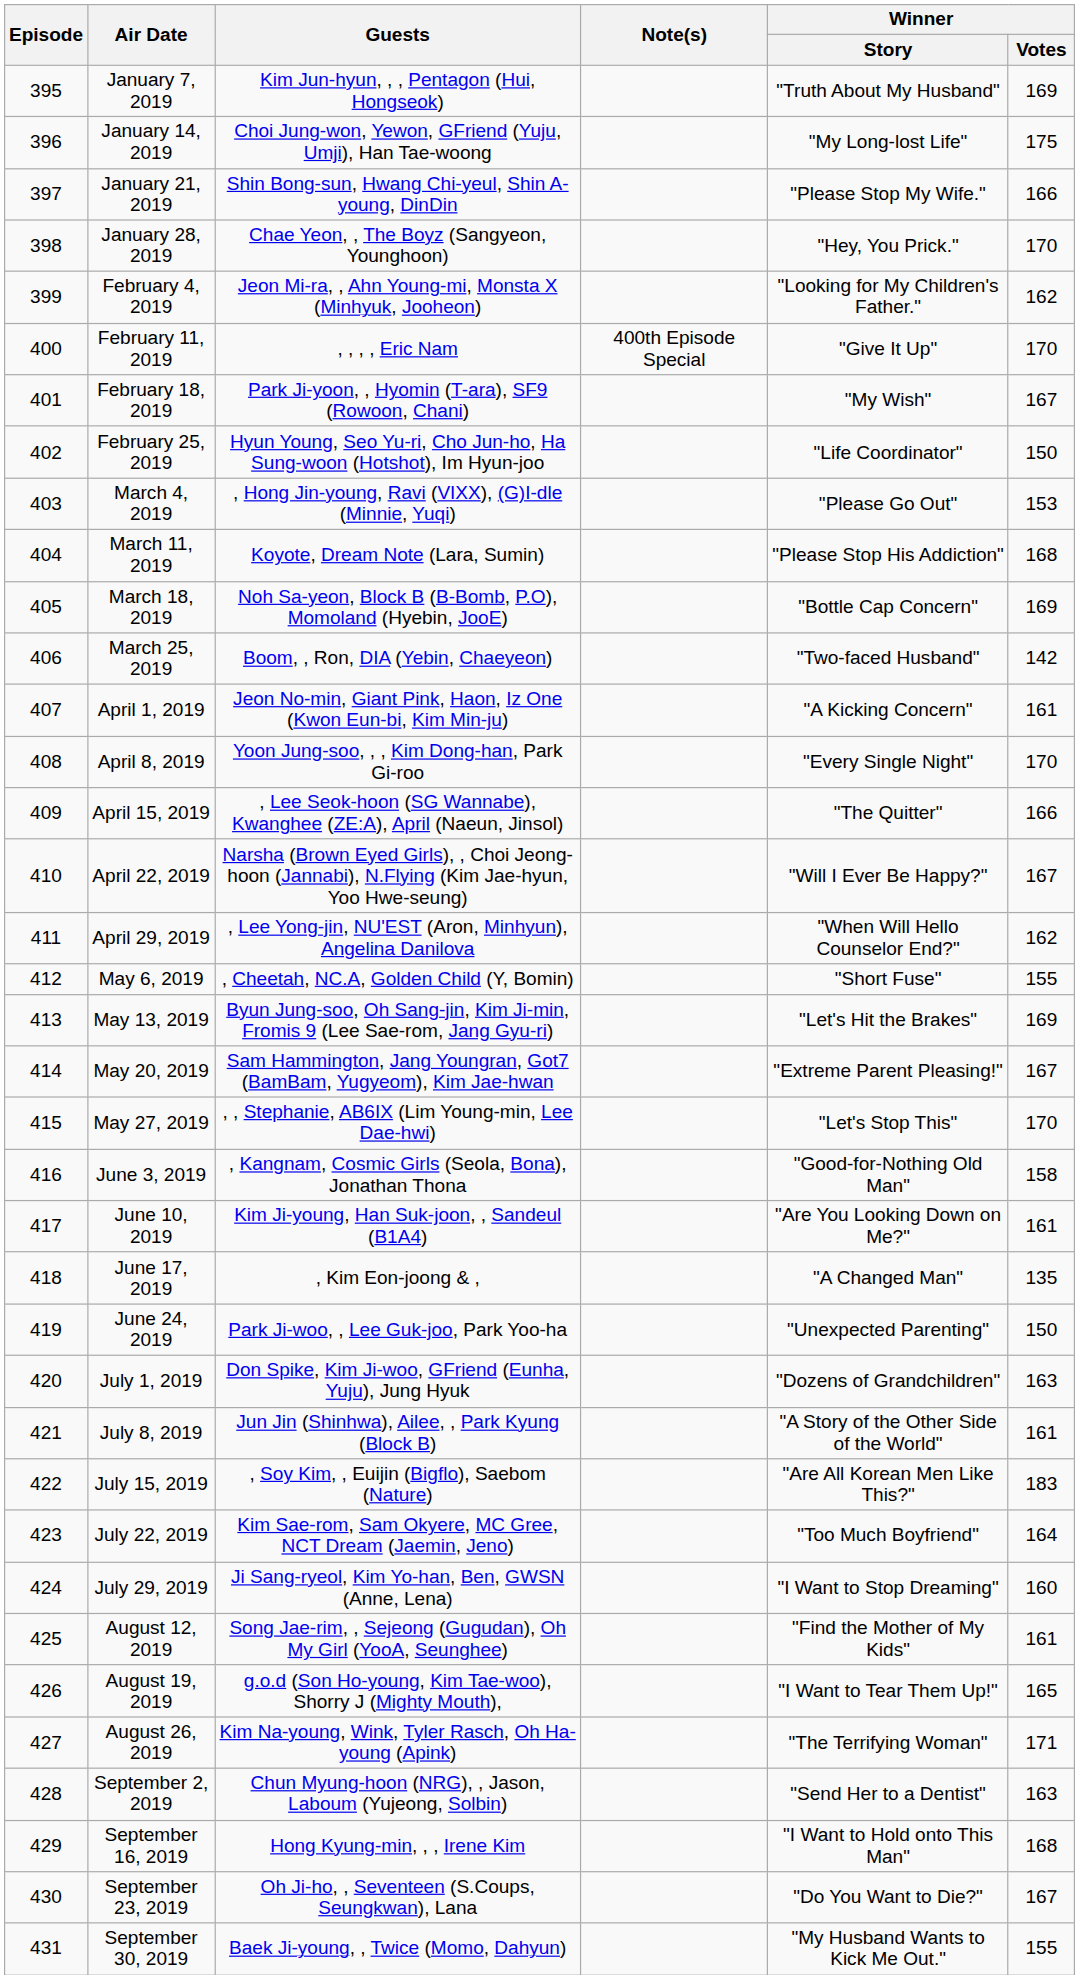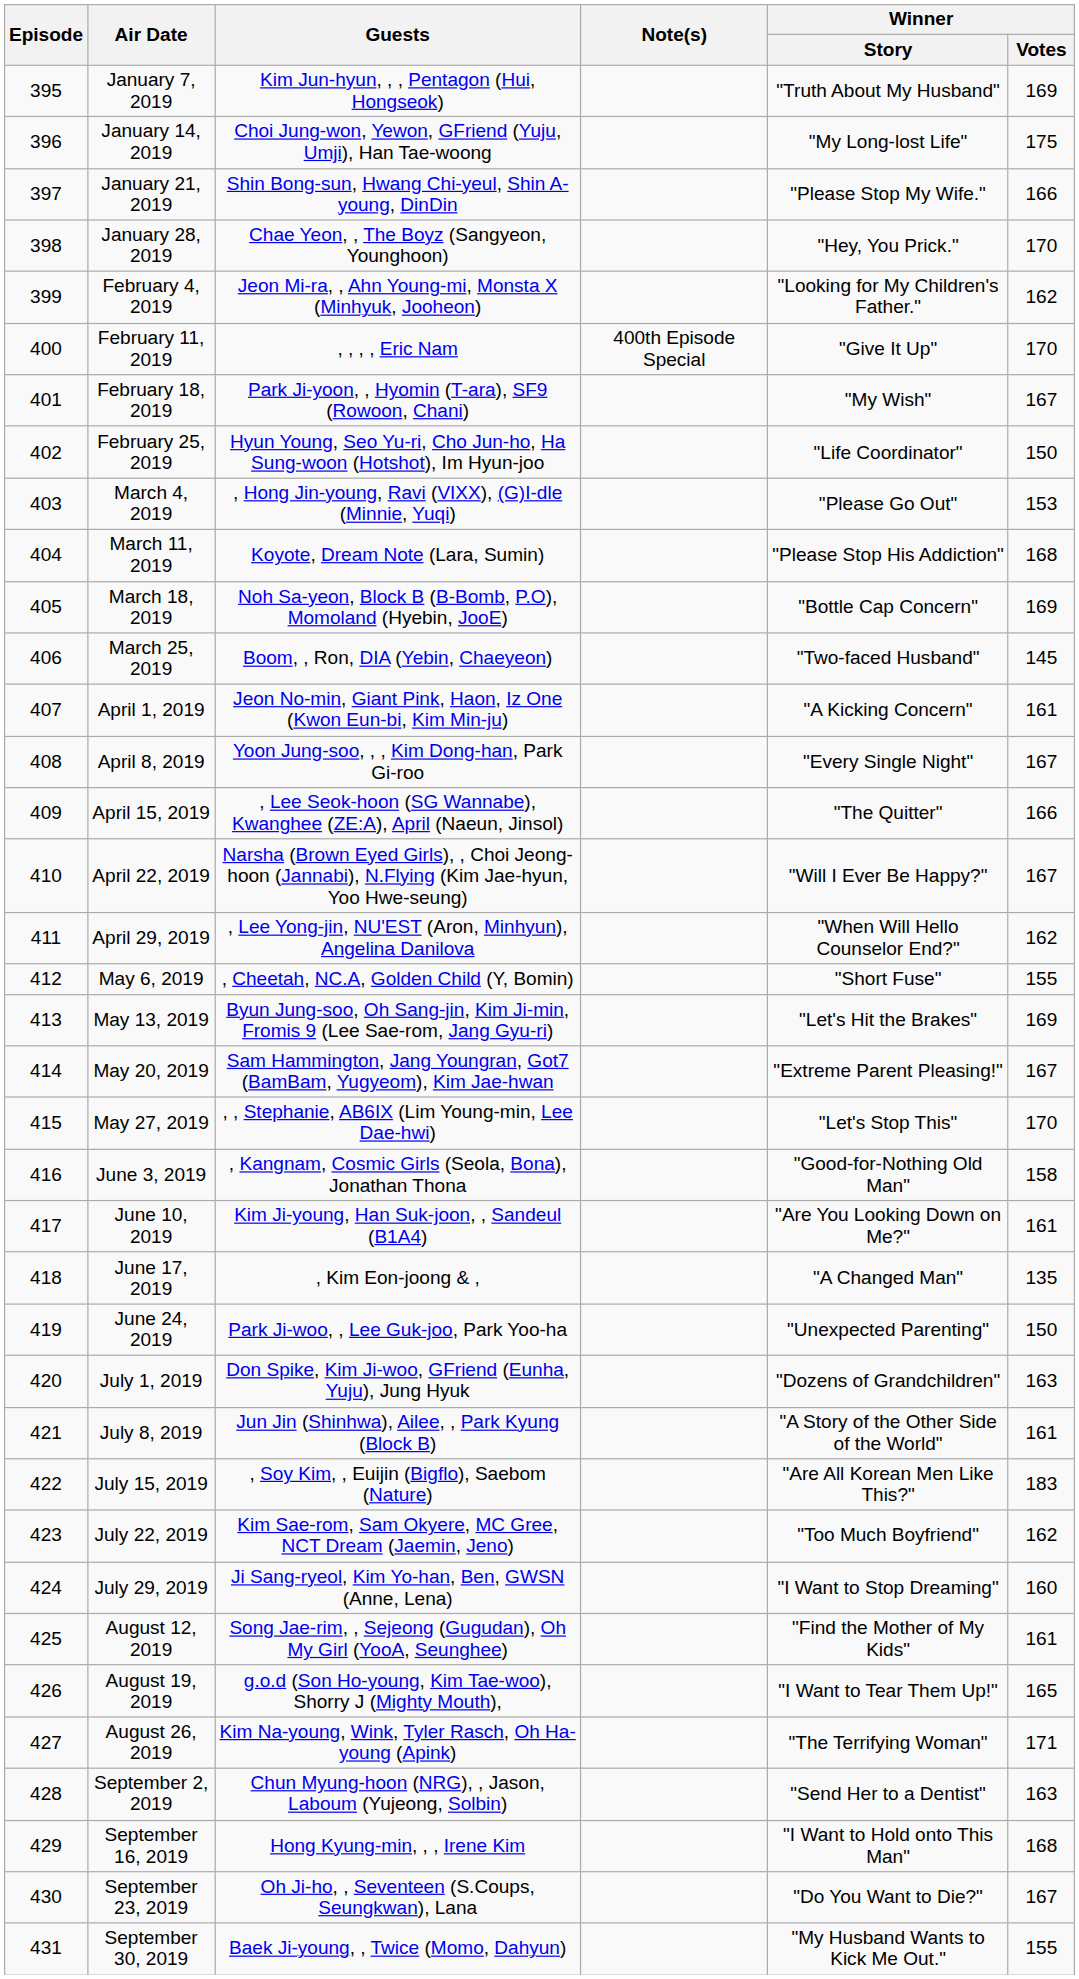(1041, 658) 142 -> (1041, 658) 145
(1041, 761) 170 -> (1041, 761) 167
(1041, 1535) 164 -> (1041, 1535) 162
